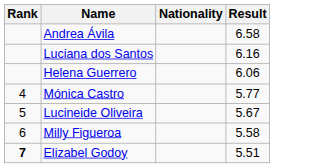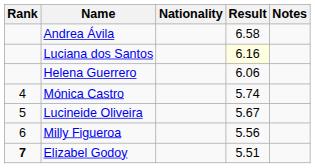+ column: (290, 14)
(248, 53) no background -> (248, 53) lightyellow background
(248, 93) 5.77 -> (248, 93) 5.74
(248, 133) 5.58 -> (248, 133) 5.56
